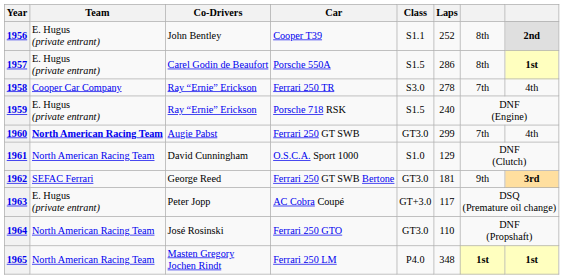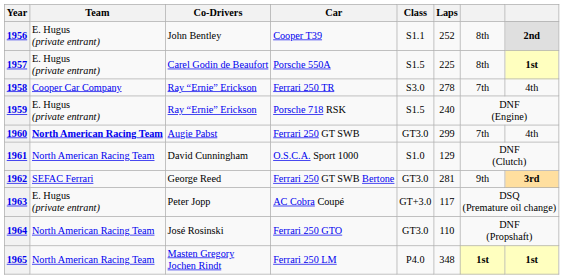(447, 65) 286 -> (447, 65) 225
(447, 179) 181 -> (447, 179) 281
